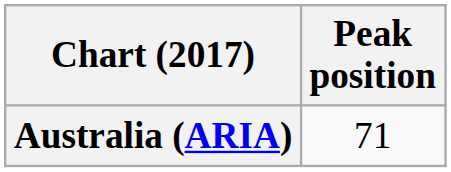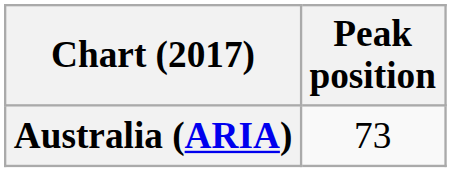(373, 135) 71 -> (373, 135) 73
